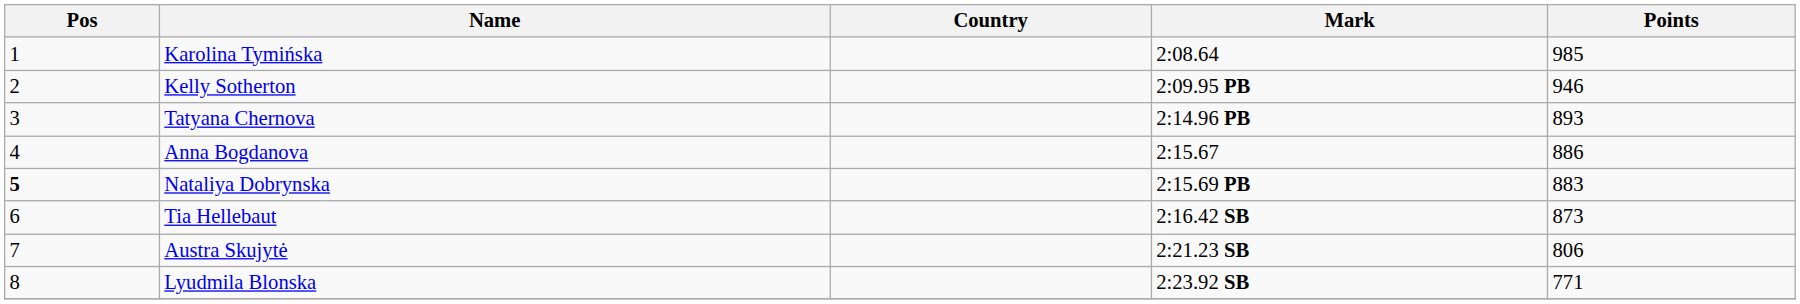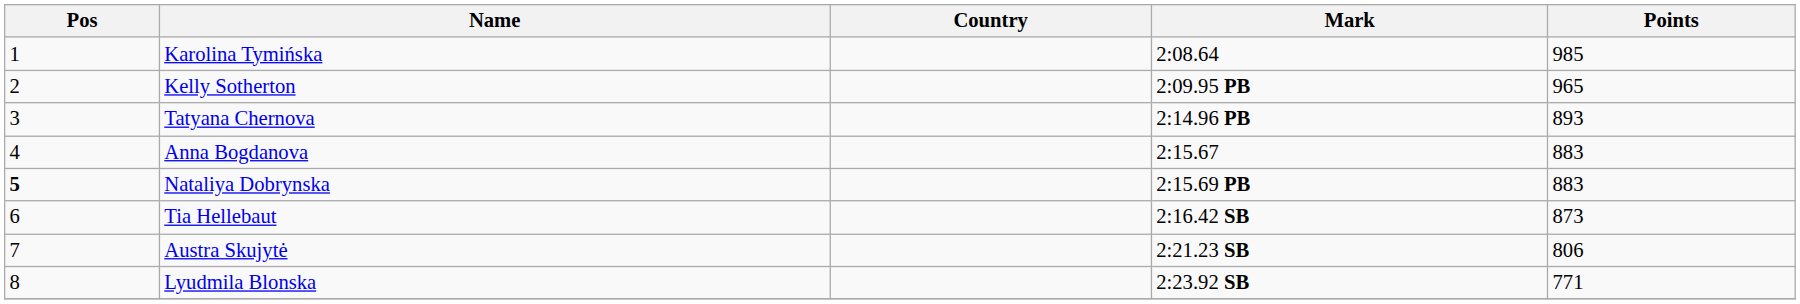(1568, 86) 946 -> (1568, 86) 965
(1568, 151) 886 -> (1568, 151) 883
